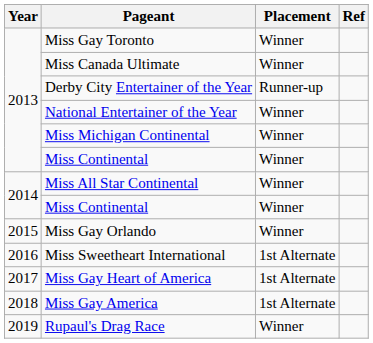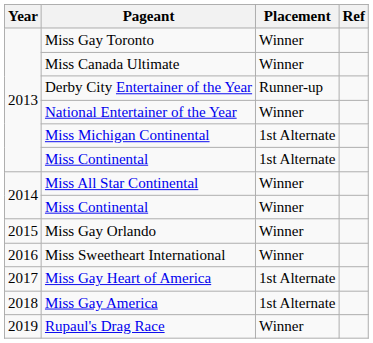(281, 135) Winner -> (297, 135) 1st Alternate
(281, 159) Winner -> (297, 159) 1st Alternate
(297, 254) 1st Alternate -> (281, 254) Winner
